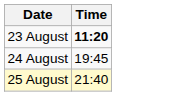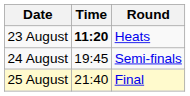+ column: (148, 15)
